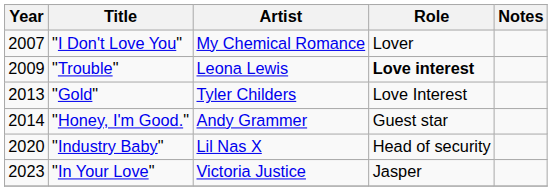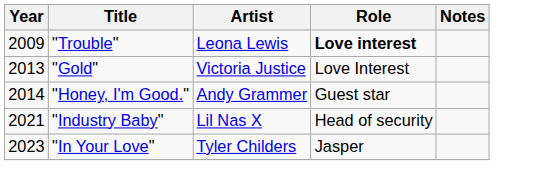- row: (117, 43)
(246, 95) Tyler Childers -> (251, 69) Victoria Justice
(26, 146) 2020 -> (26, 120) 2021
(251, 172) Victoria Justice -> (246, 146) Tyler Childers
